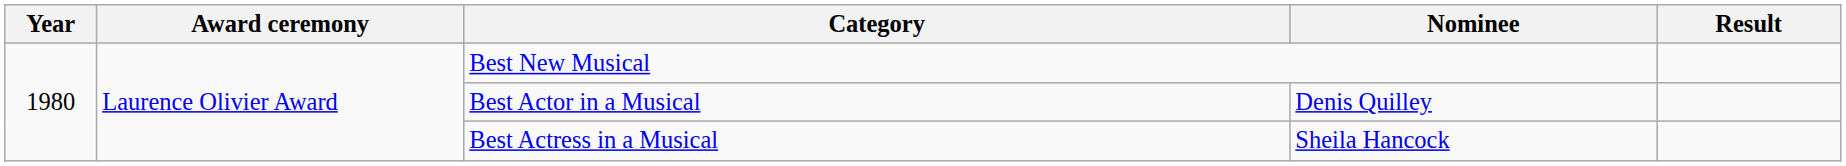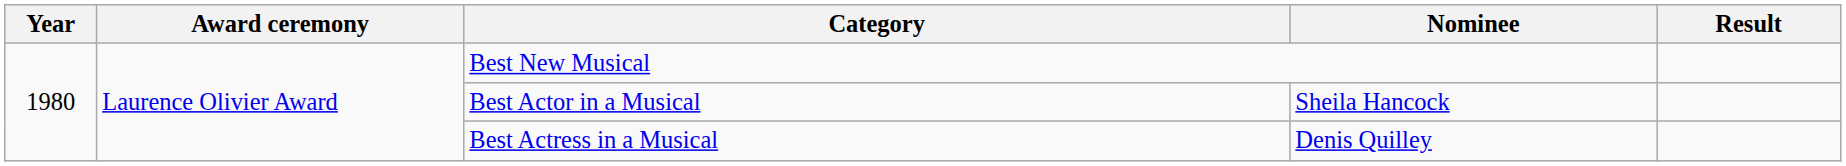(1364, 101) Denis Quilley -> (1373, 101) Sheila Hancock
(1373, 140) Sheila Hancock -> (1364, 140) Denis Quilley
